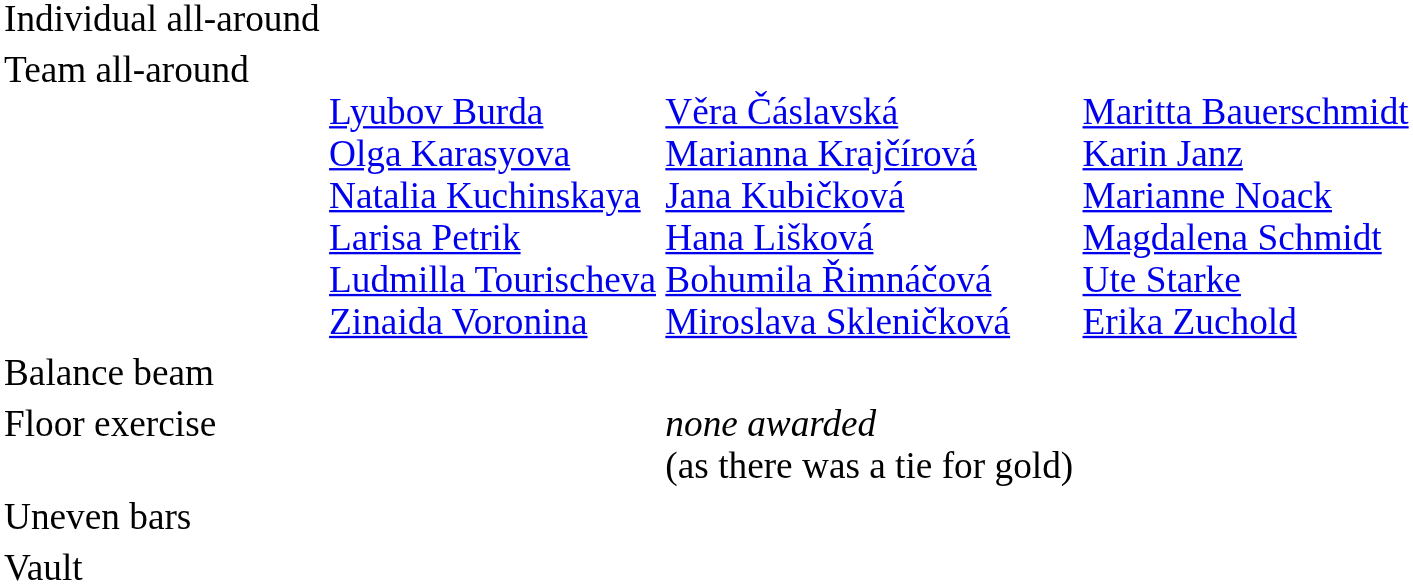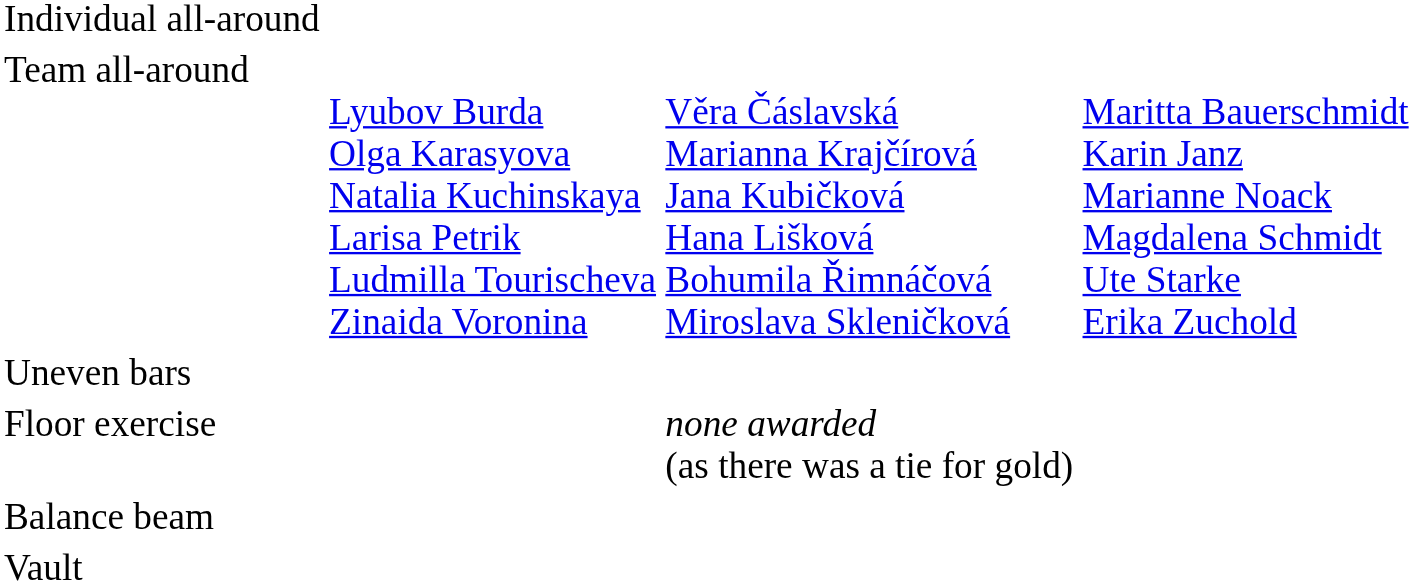rows swapped: (109, 372) <-> (98, 516)
